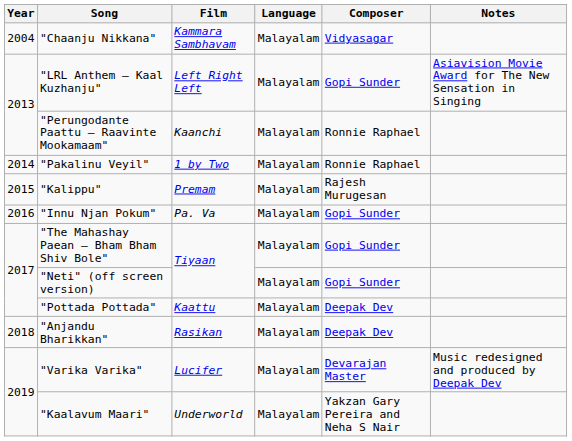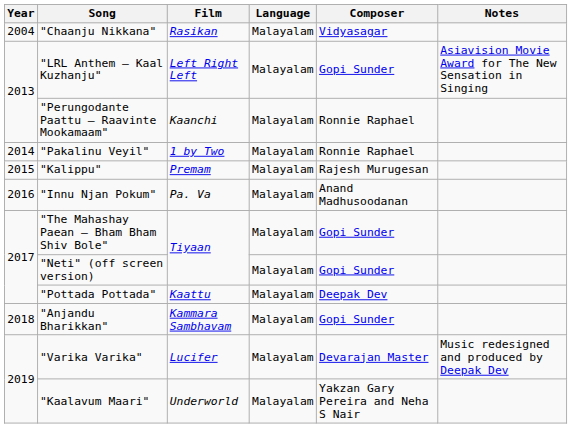(205, 39) Kammara Sambhavam -> (194, 32) Rasikan
(362, 214) Gopi Sunder -> (364, 195) Anand Madhusoodanan
(198, 333) Rasikan -> (200, 320) Kammara Sambhavam
(359, 333) Deepak Dev -> (357, 320) Gopi Sunder
